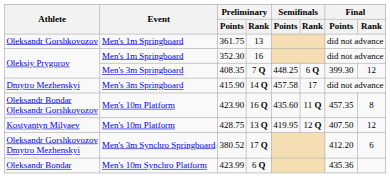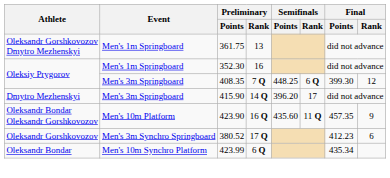(52, 41) Oleksandr Gorshkovozov -> (52, 46) Oleksandr Gorshkovozov Dmytro Mezhenskyi
(286, 85) 457.58 -> (286, 96) 396.20
(372, 105) 8 -> (372, 116) 9
- row: (232, 125)
(52, 145) Oleksandr Gorshkovozov Dmytro Mezhenskyi -> (52, 136) Oleksandr Gorshkovozov
(341, 145) 412.20 -> (341, 136) 412.23
(341, 165) 435.36 -> (341, 151) 435.34
